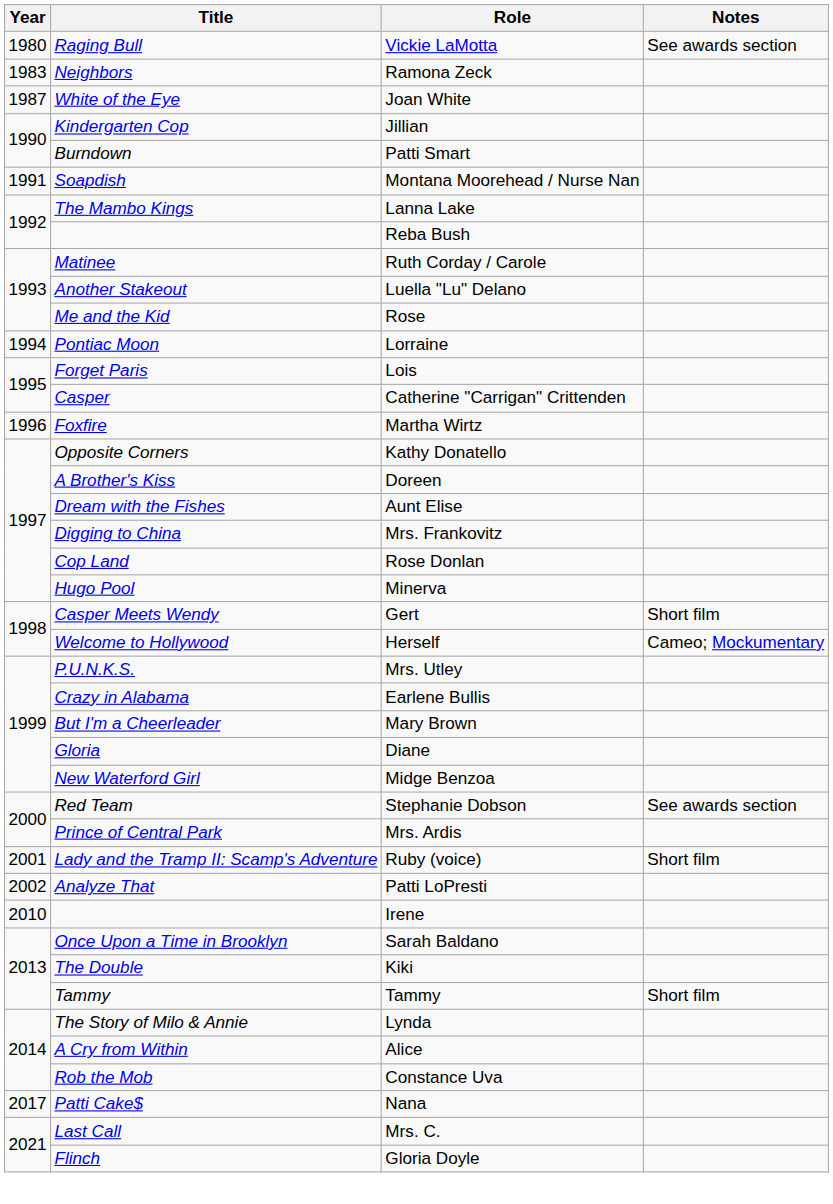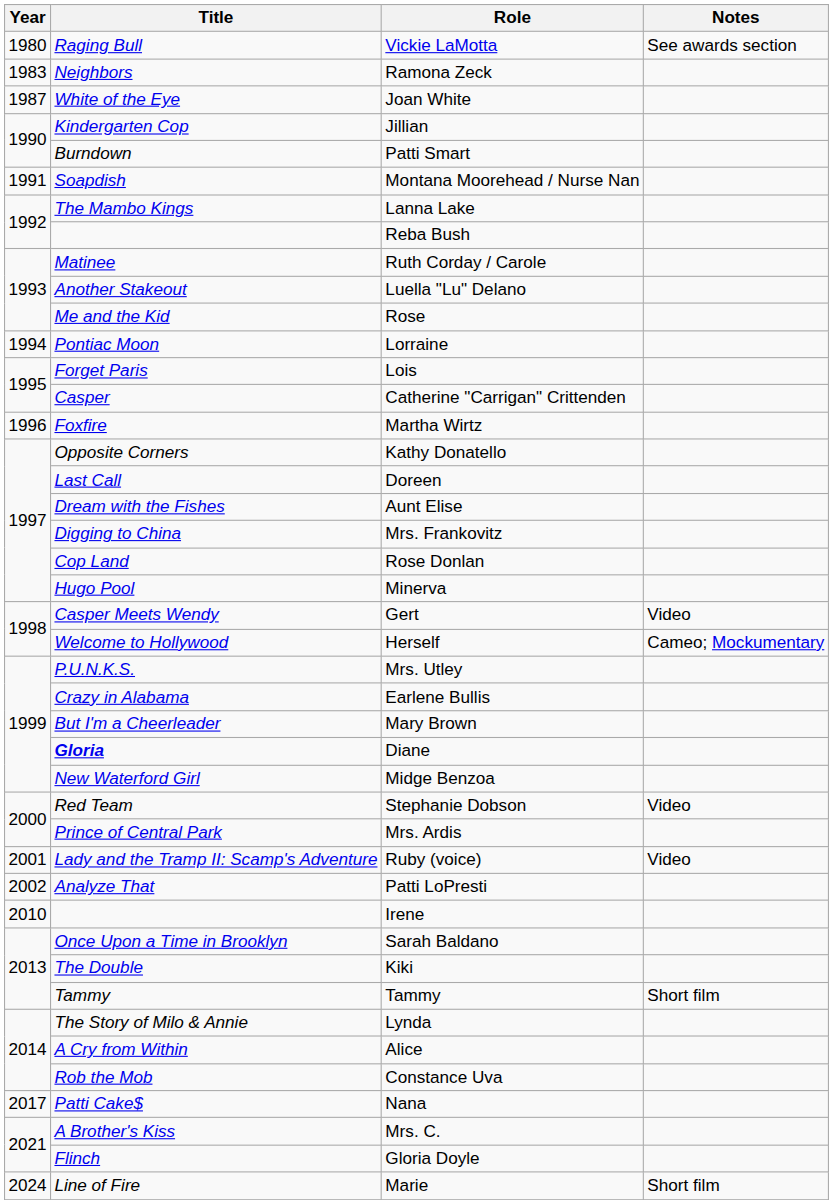(115, 479) A Brother's Kiss -> (88, 479) Last Call
(683, 615) Short film -> (669, 615) Video
(77, 751) normal -> (79, 751) bold
(722, 805) See awards section -> (669, 805) Video
(683, 859) Short film -> (669, 859) Video
(88, 1131) Last Call -> (115, 1131) A Brother's Kiss
+ row: (407, 1185)
